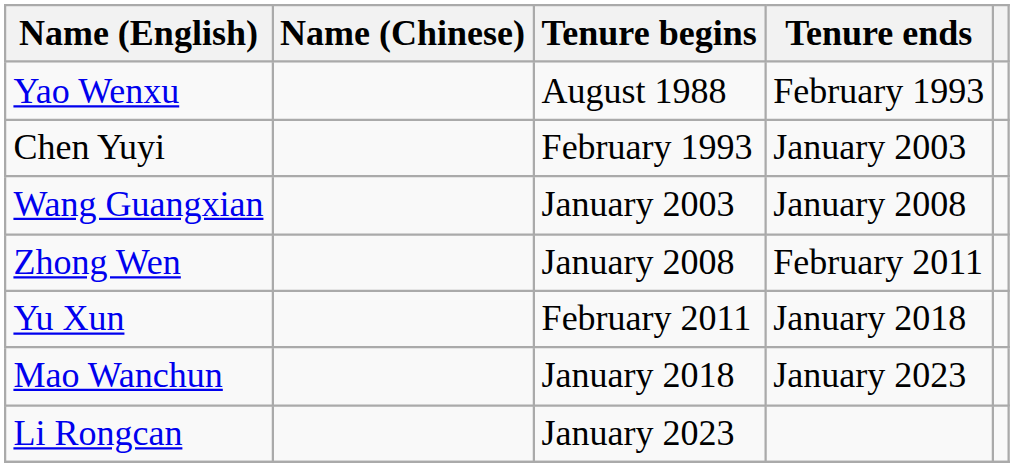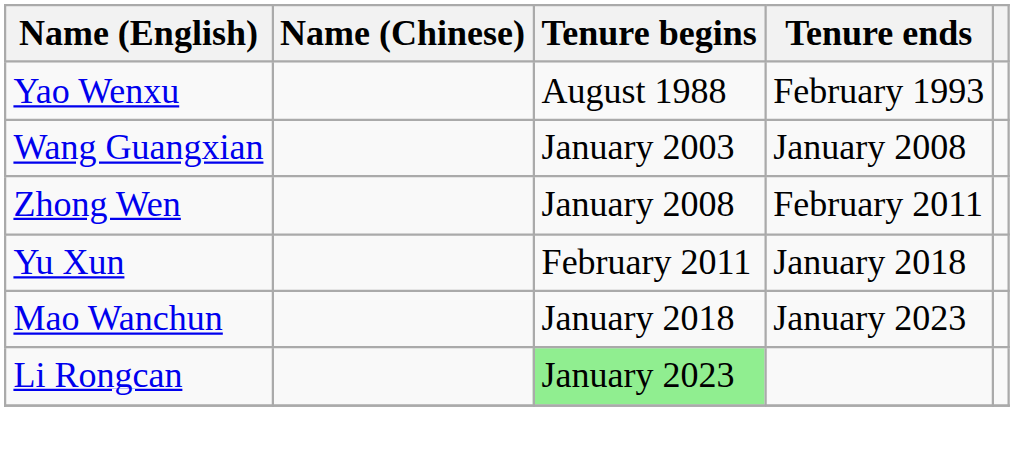- row: (89, 147)
(638, 432) no background -> (638, 375) lightgreen background
